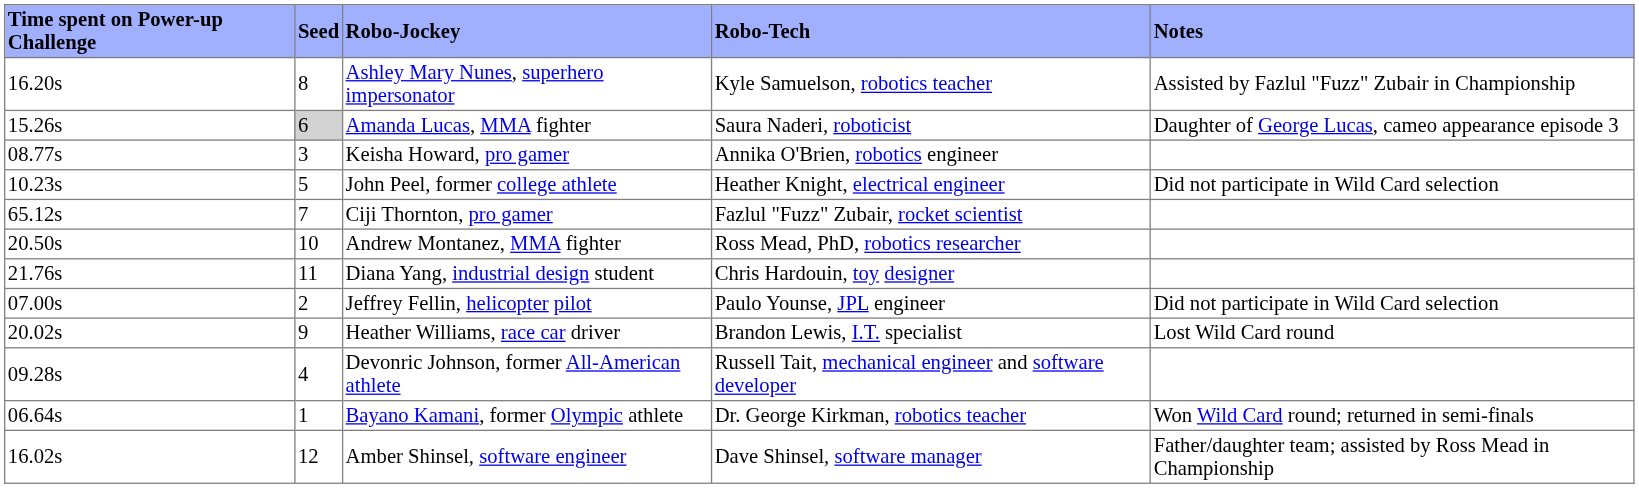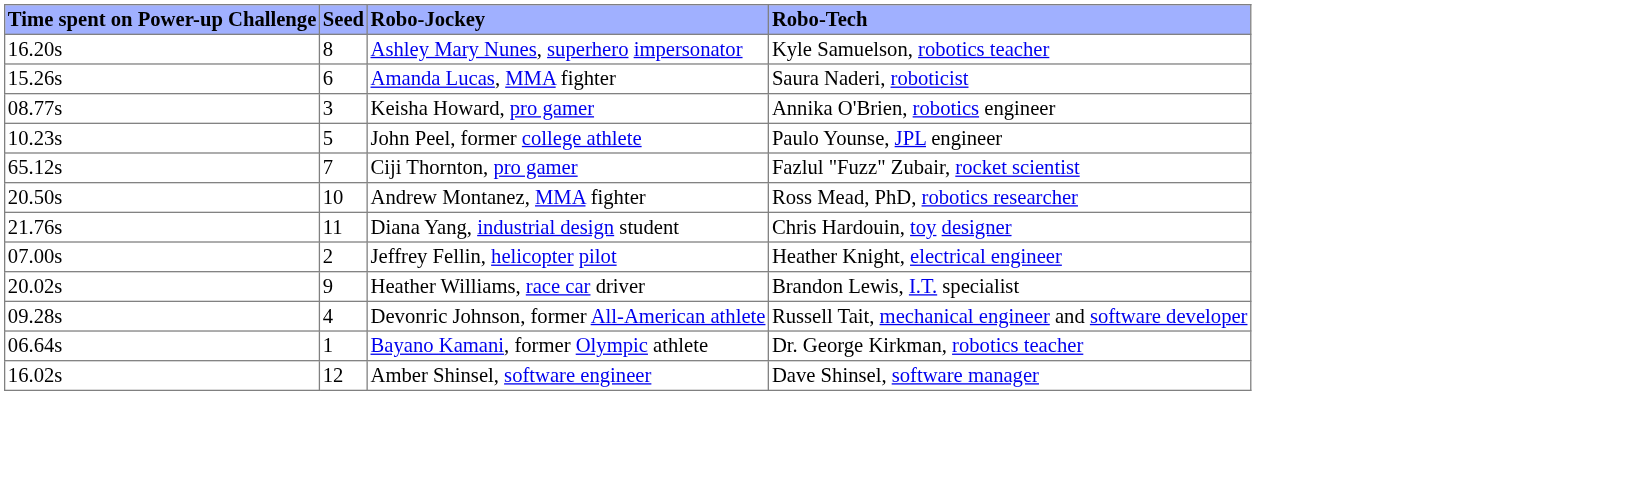- column: (1178, 30)
(303, 125) lightgrey background -> (328, 78) no background
(860, 184) Heather Knight, electrical engineer -> (887, 138) Paulo Younse, JPL engineer
(830, 303) Paulo Younse, JPL engineer -> (917, 256) Heather Knight, electrical engineer
